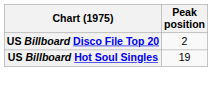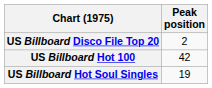+ row: (83, 58)
